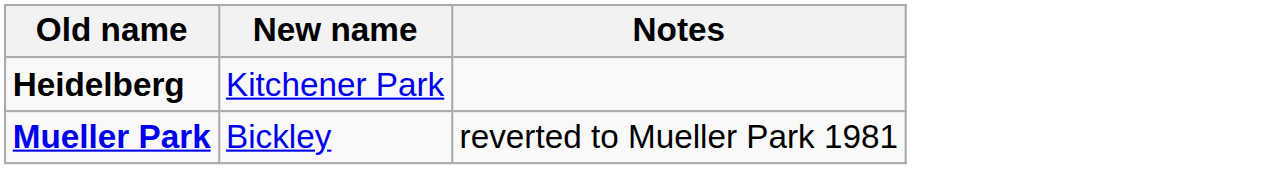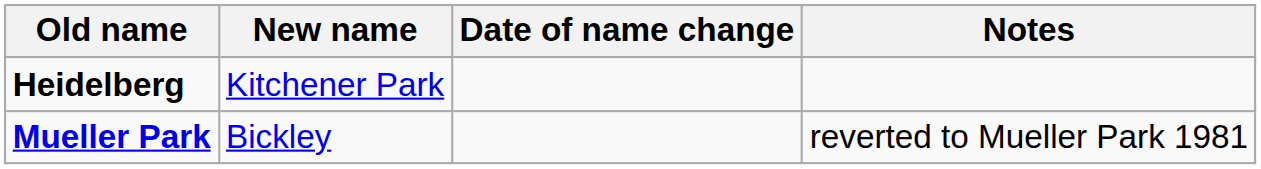+ column: (627, 30)
